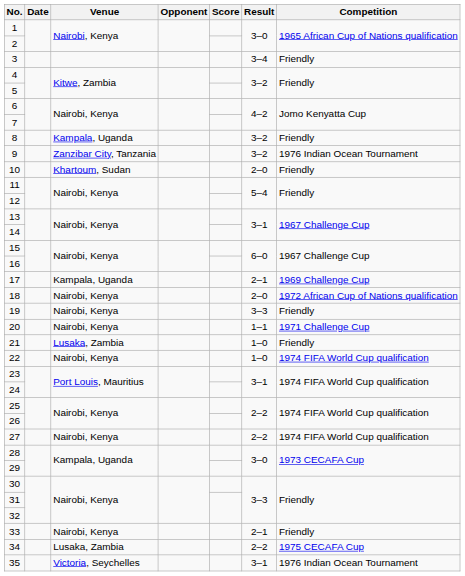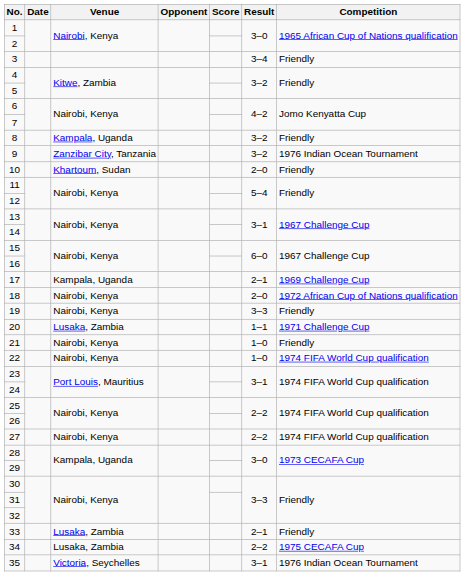(86, 327) Nairobi, Kenya -> (89, 327) Lusaka, Zambia
(89, 342) Lusaka, Zambia -> (86, 342) Nairobi, Kenya
(86, 531) Nairobi, Kenya -> (89, 531) Lusaka, Zambia
